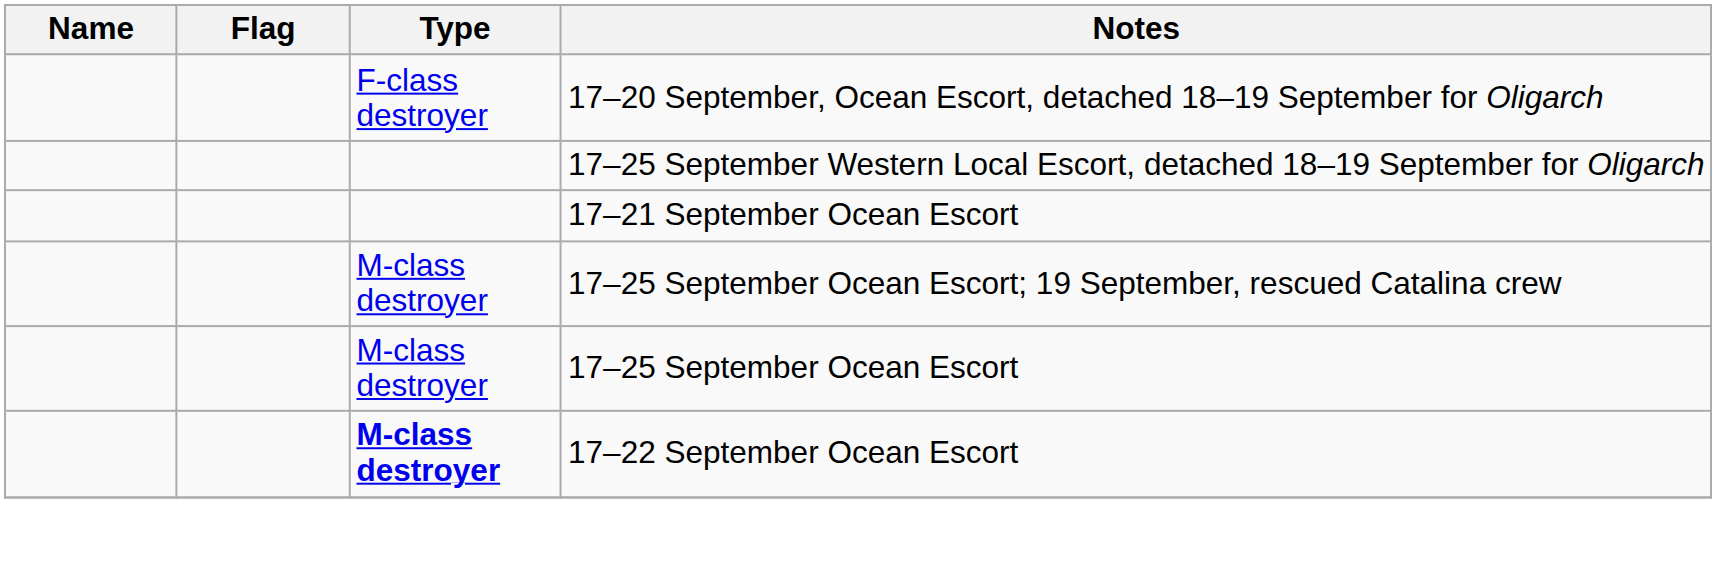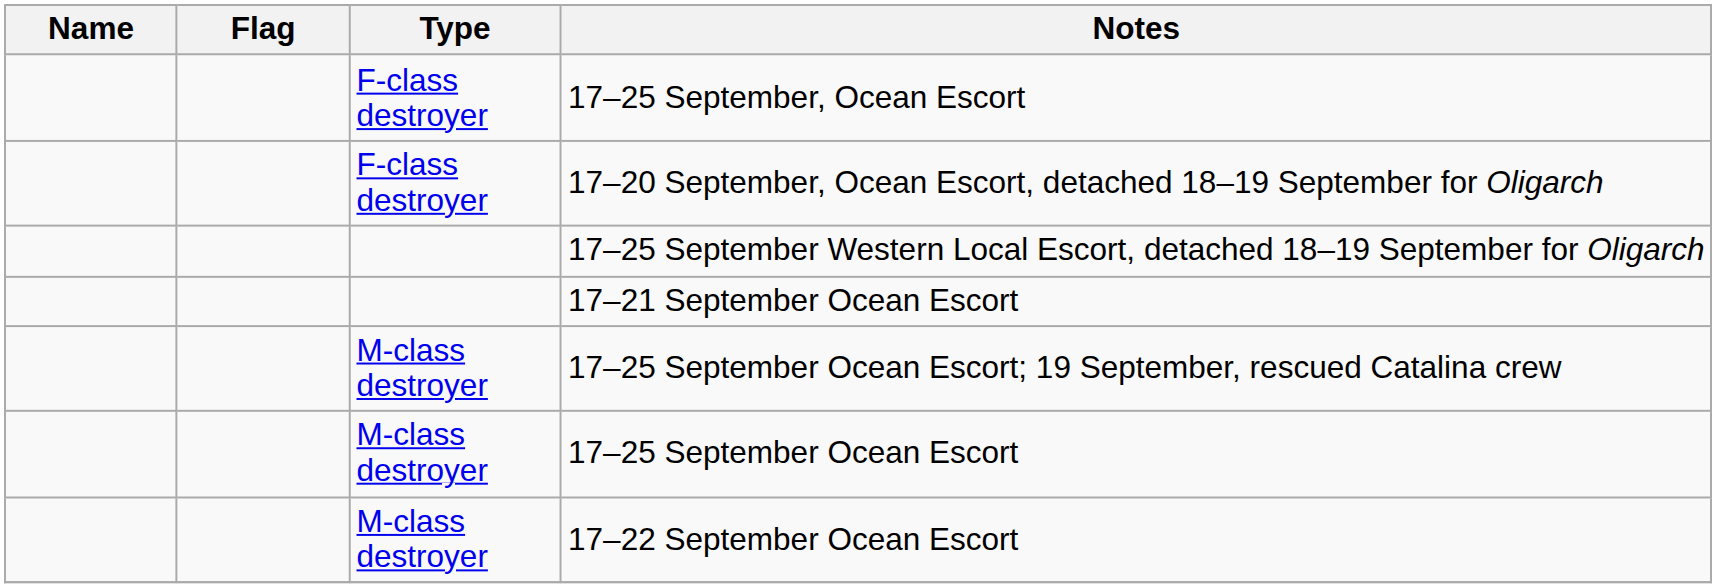+ row: (797, 97)
(428, 453) bold -> (422, 538) normal
